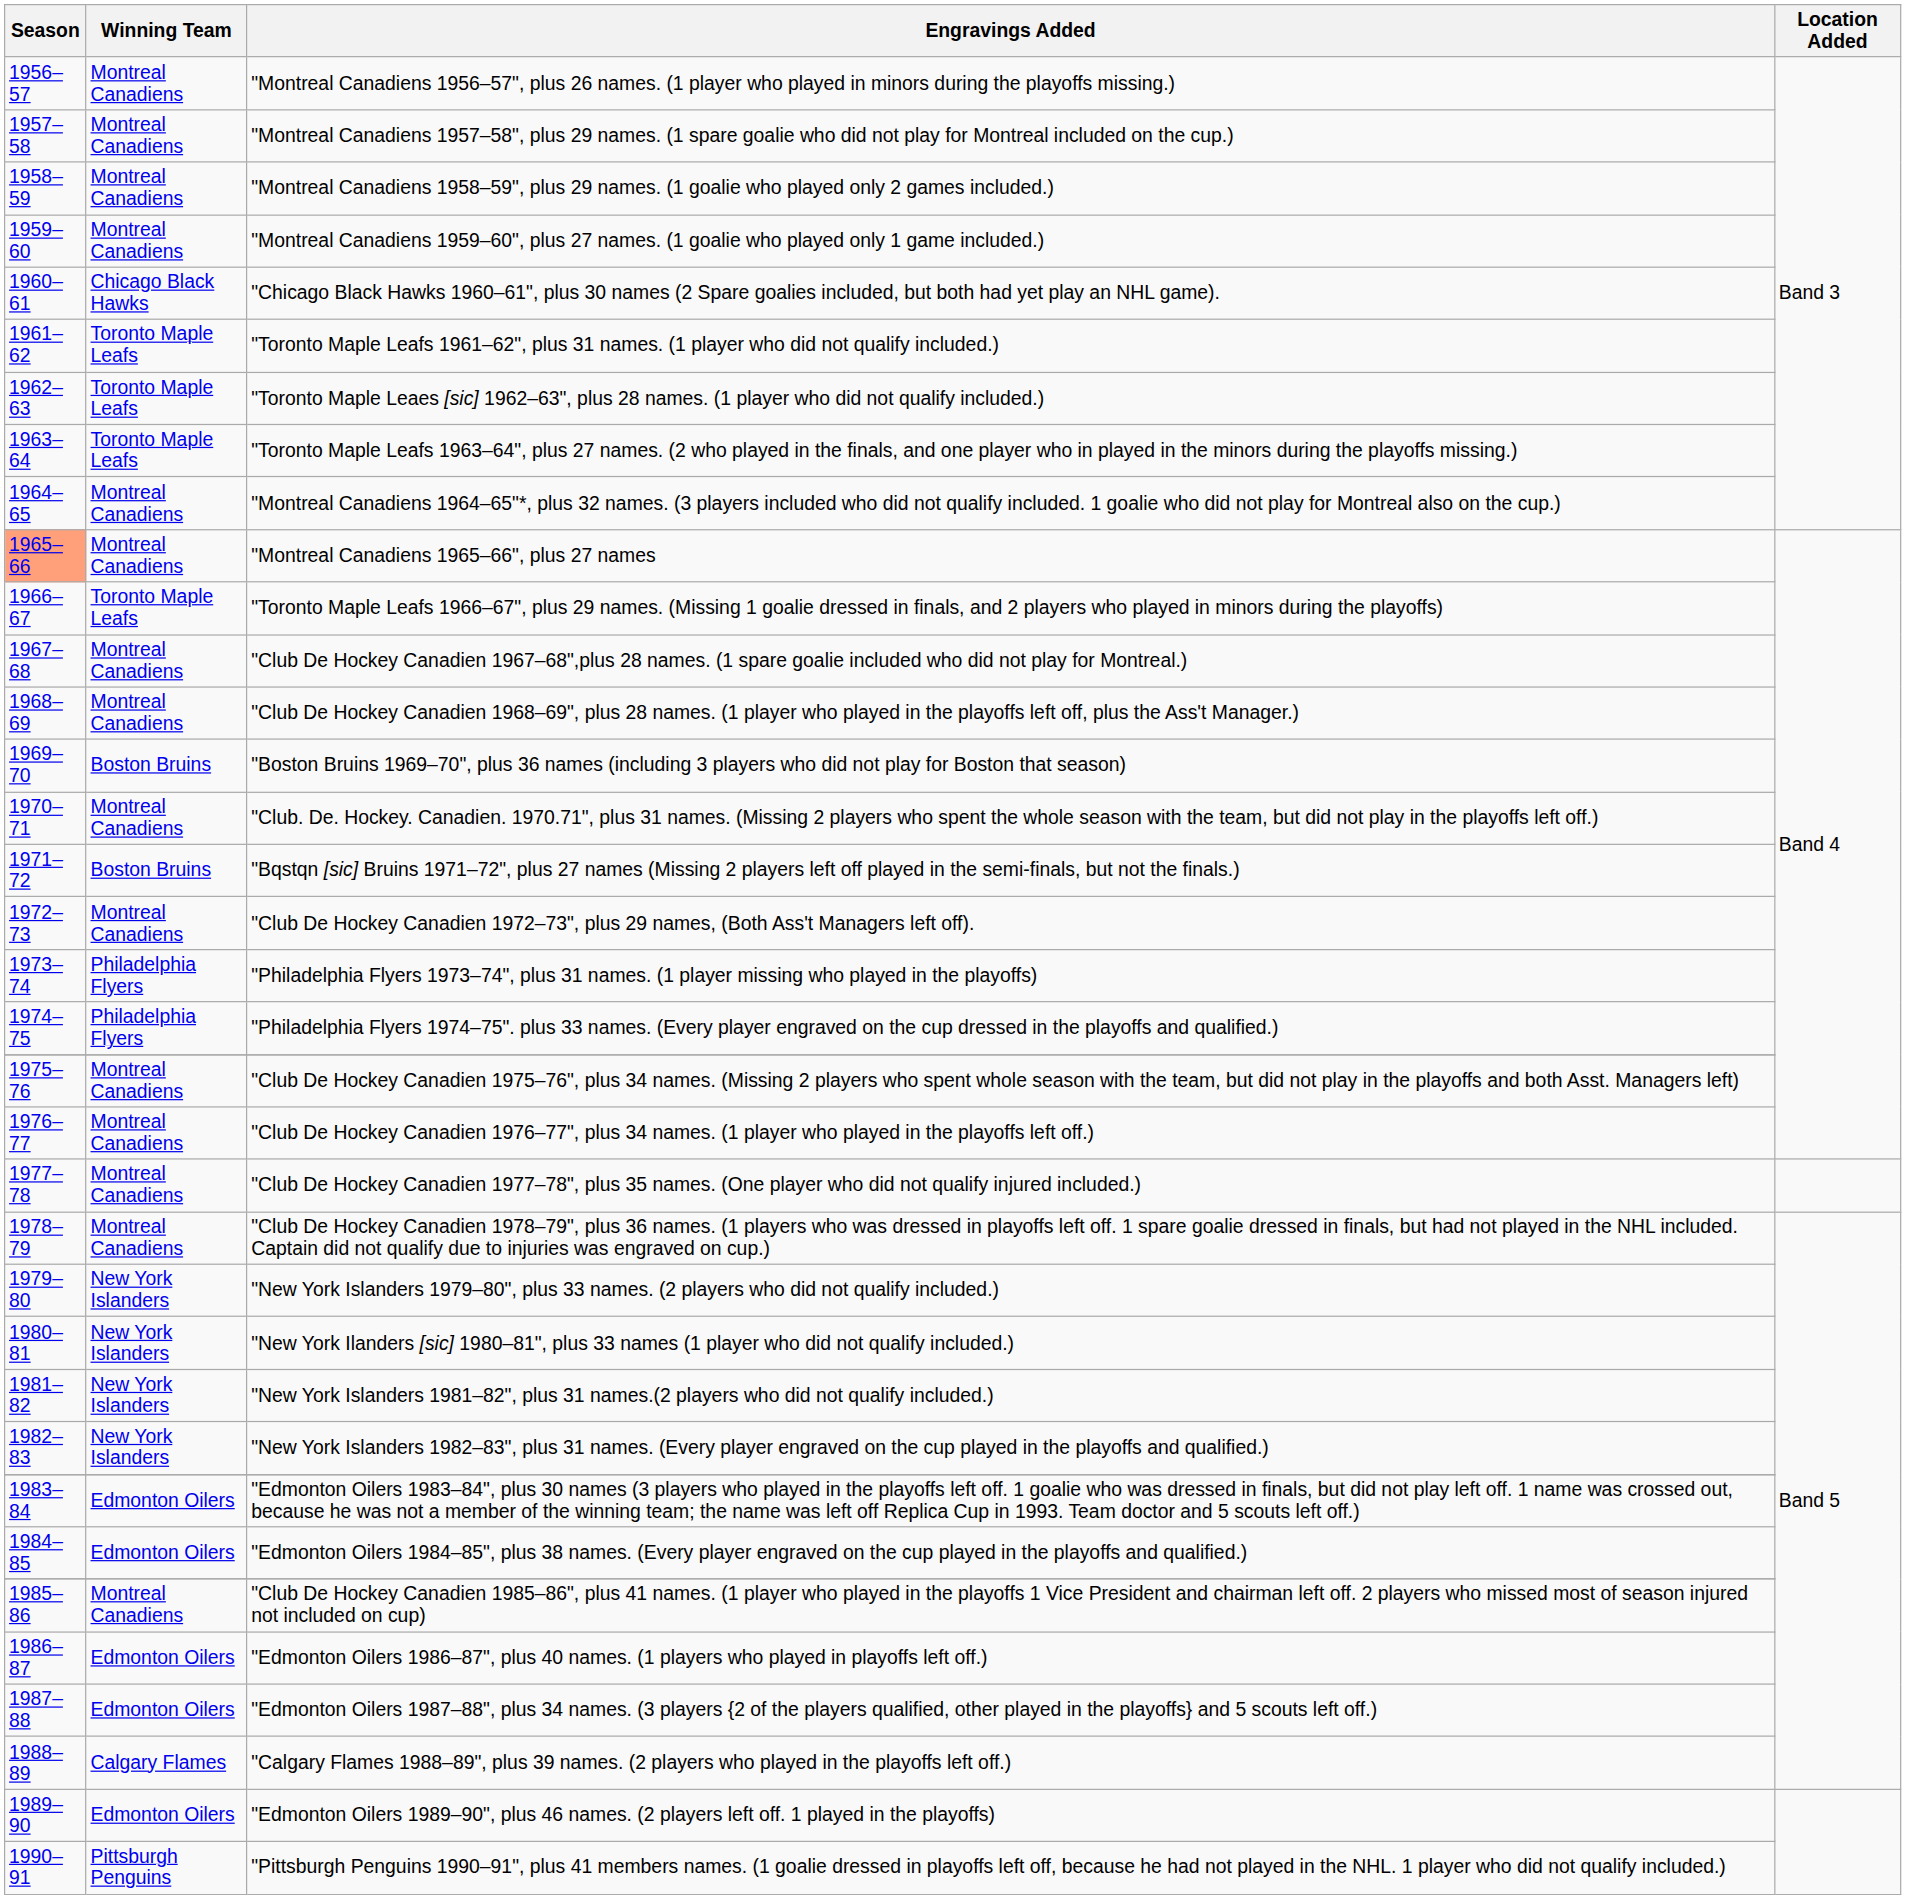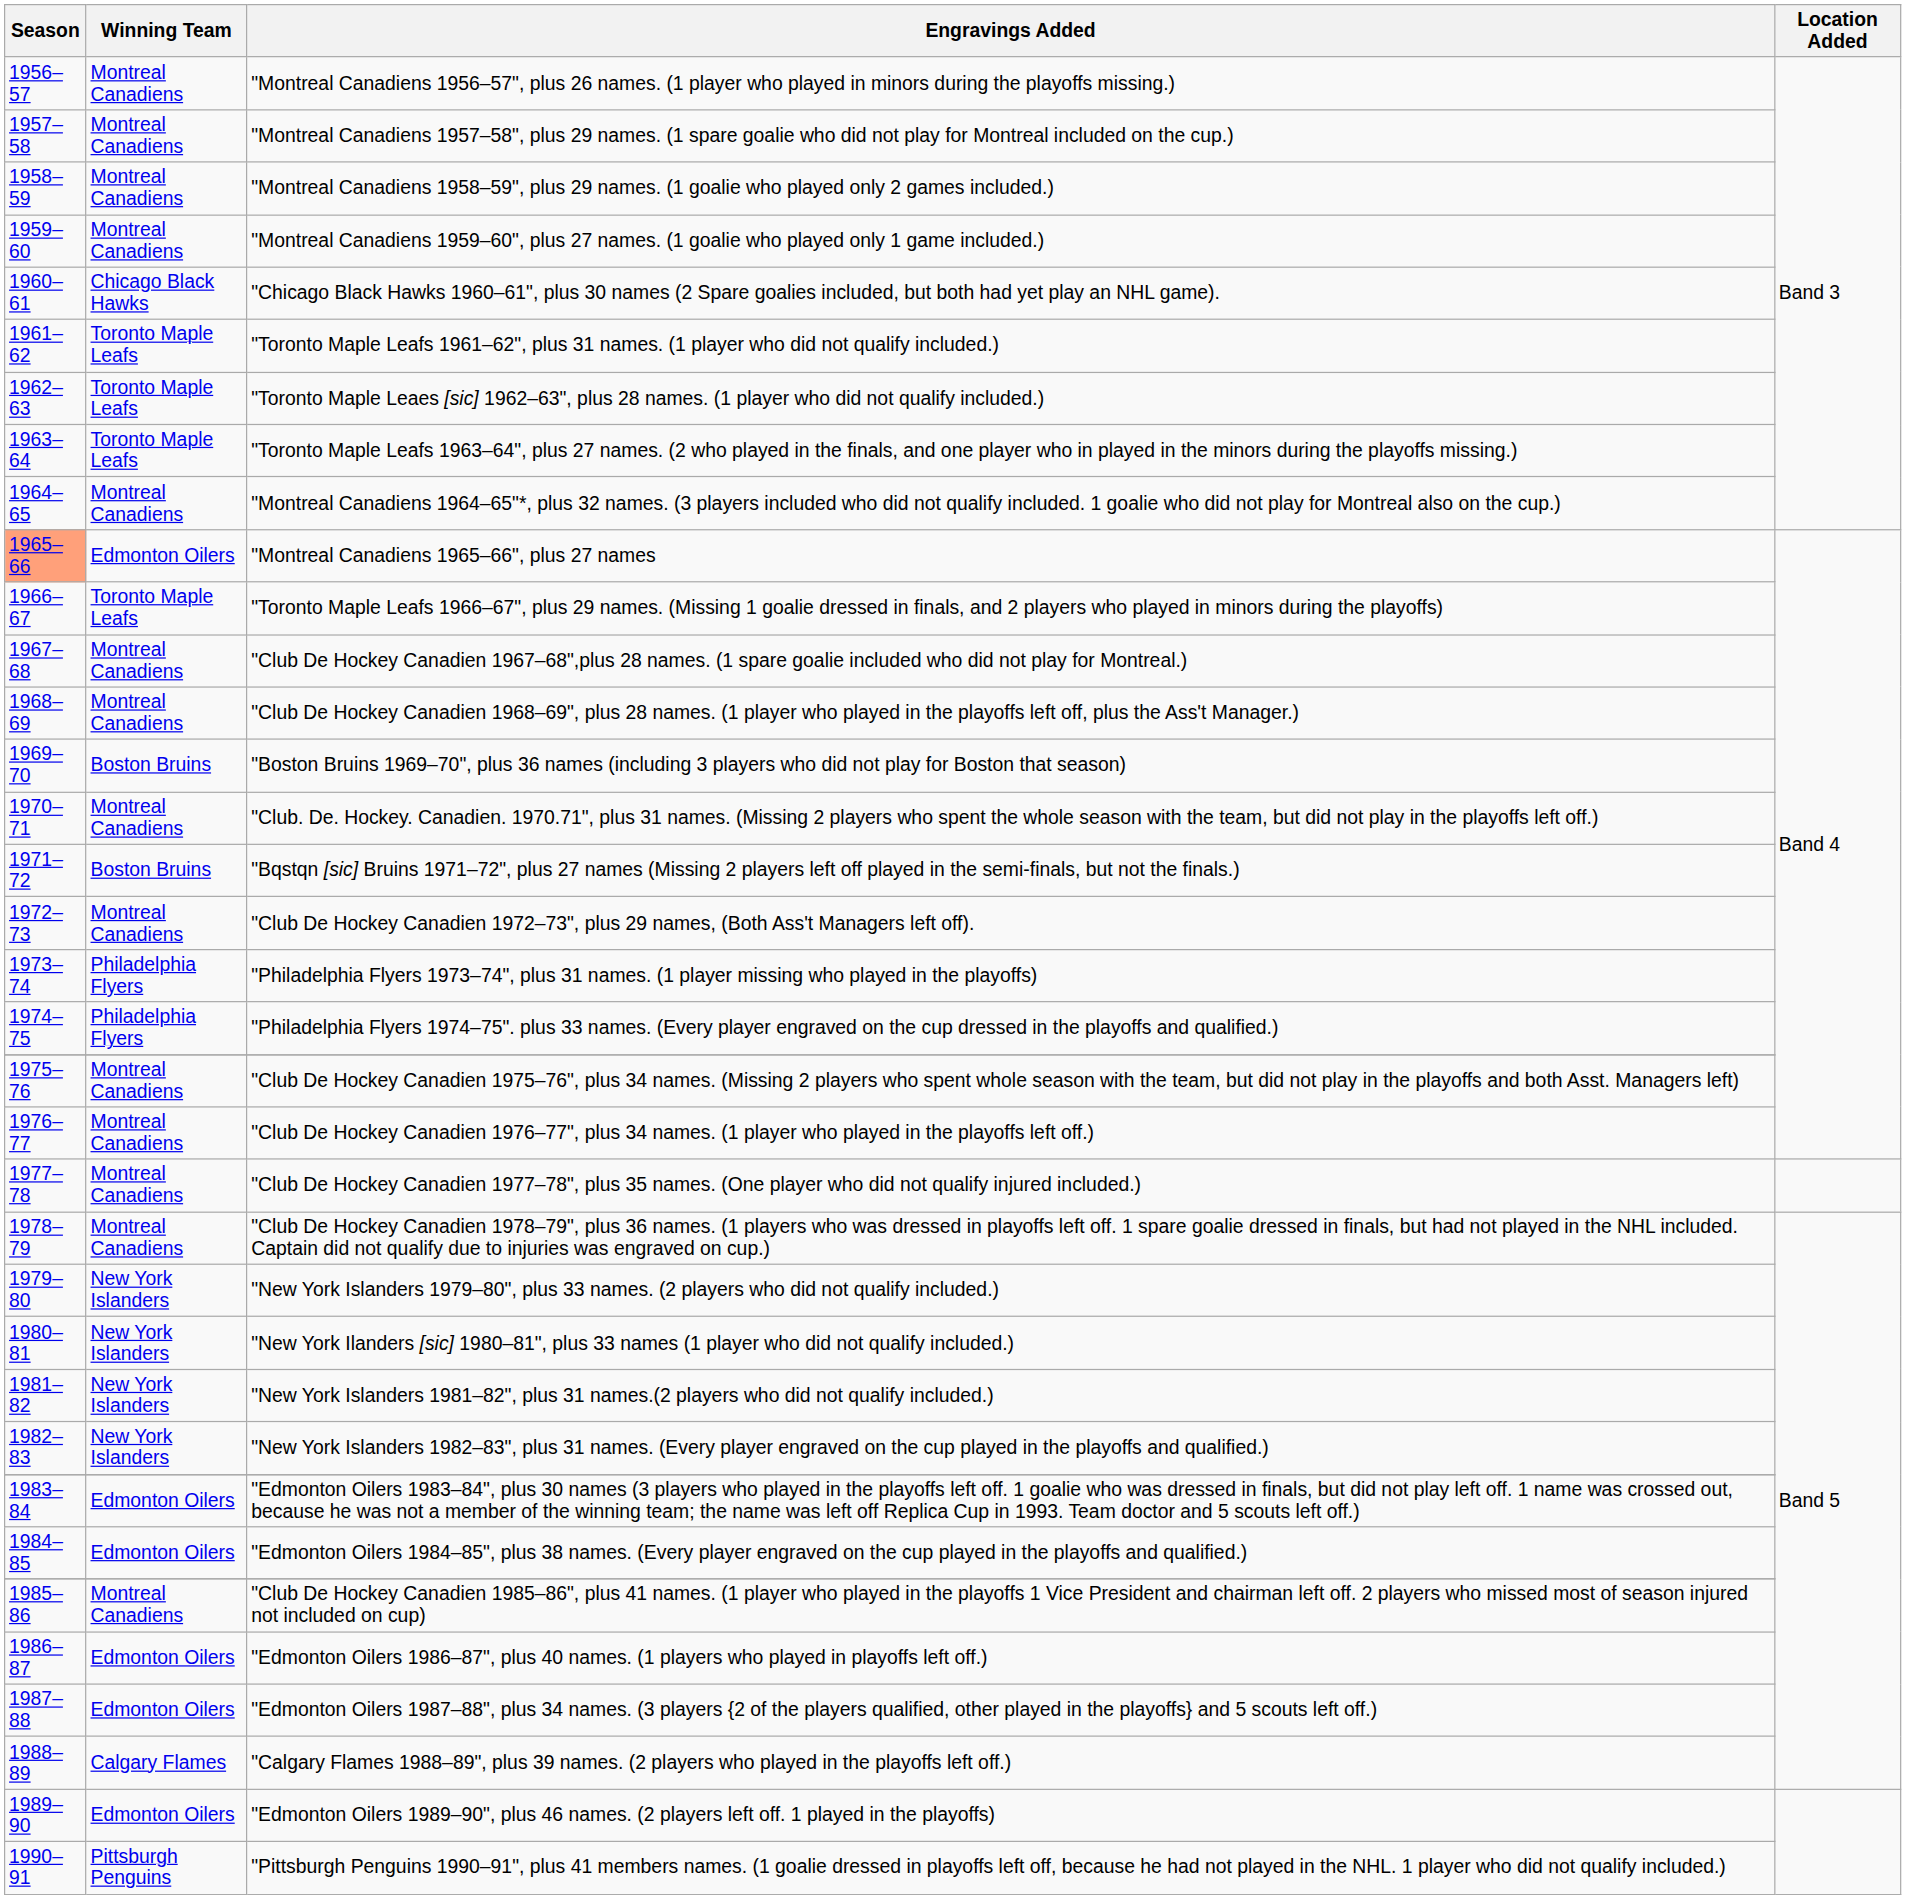(137, 555) Montreal Canadiens -> (163, 555) Edmonton Oilers
